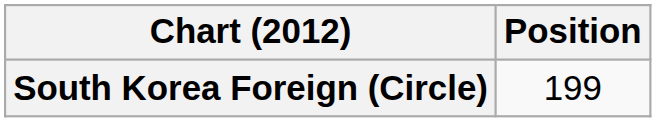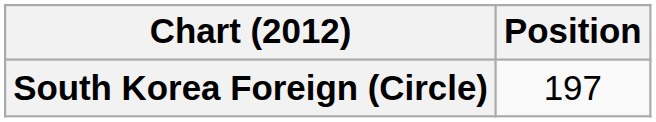(573, 87) 199 -> (573, 87) 197
